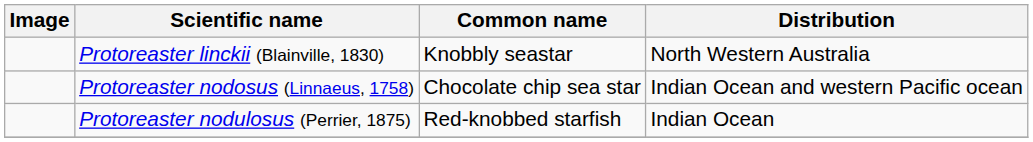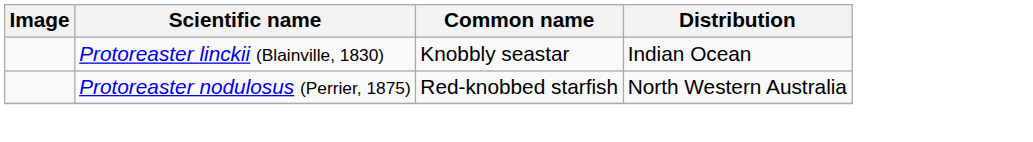(760, 53) North Western Australia -> (690, 53) Indian Ocean
- row: (247, 86)
(712, 119) Indian Ocean -> (737, 86) North Western Australia
